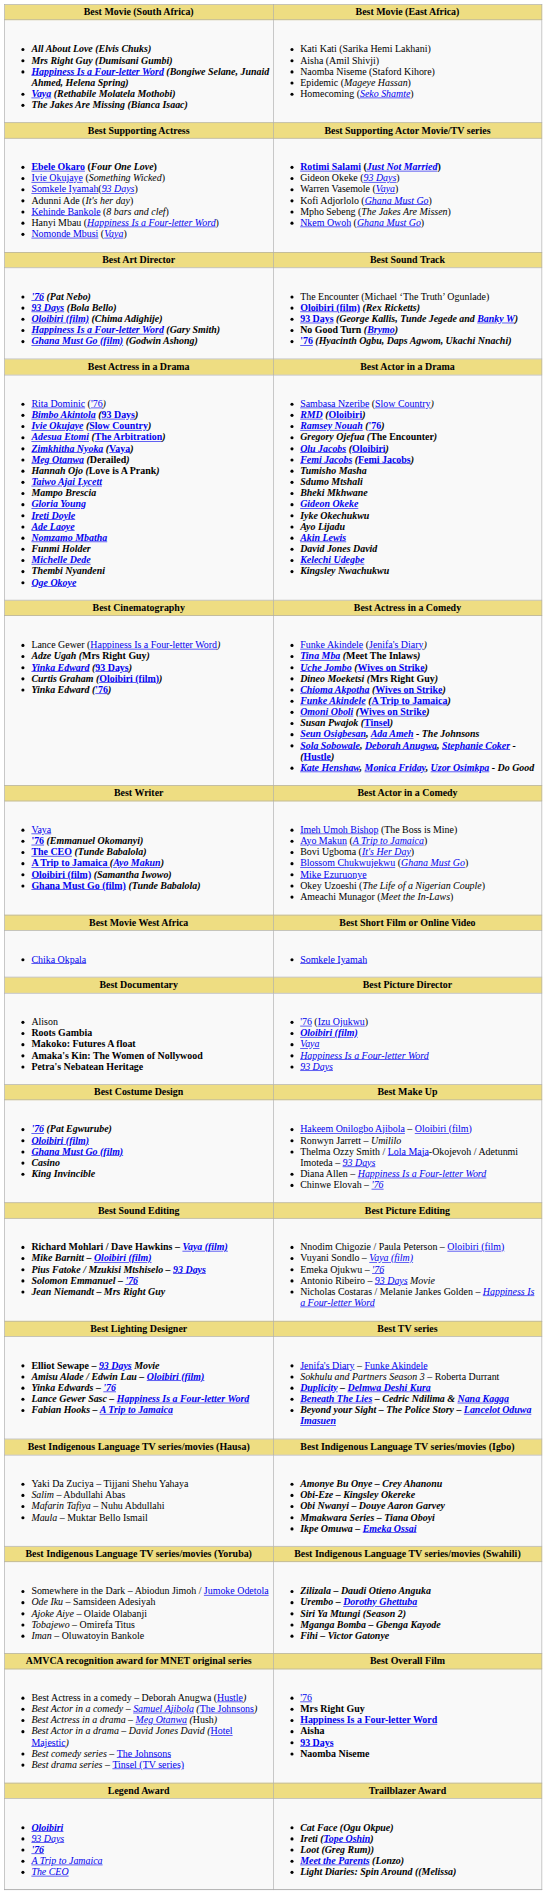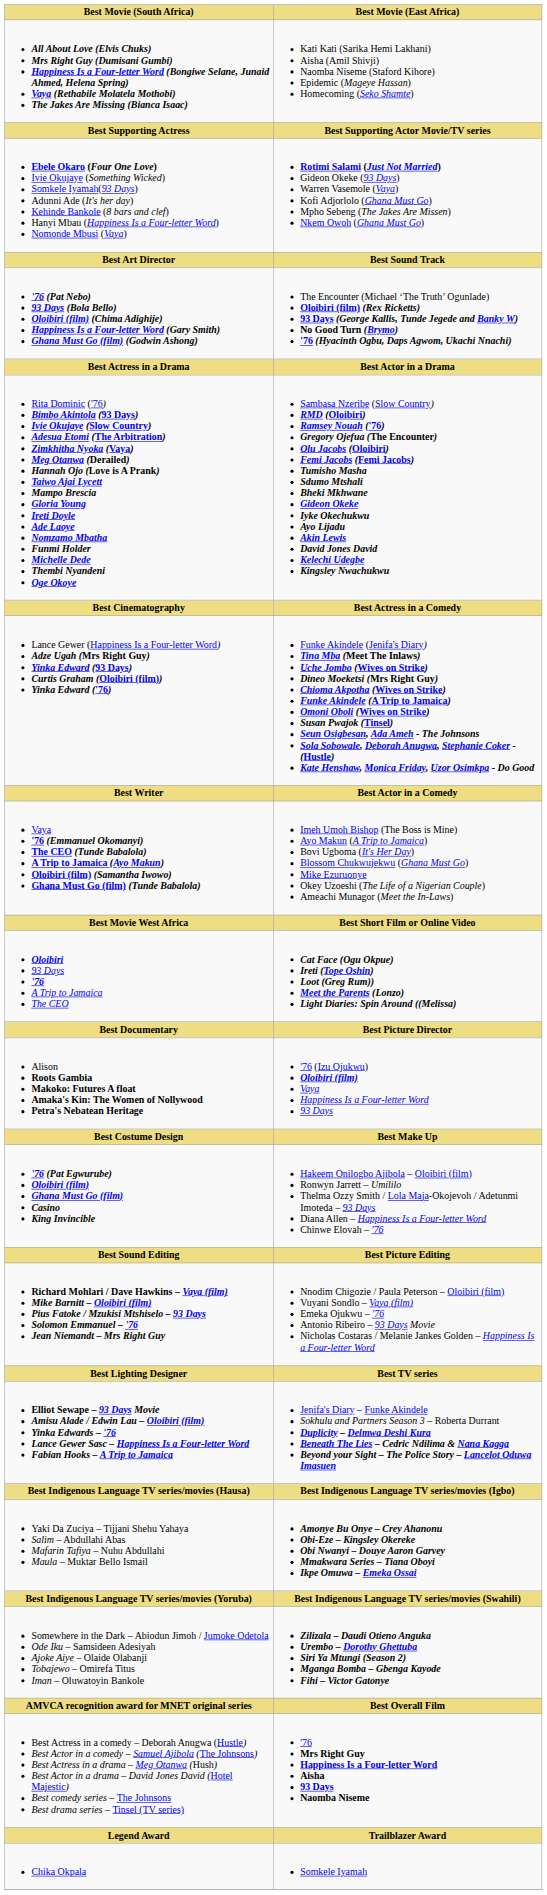rows swapped: (139, 1850) <-> (139, 959)
